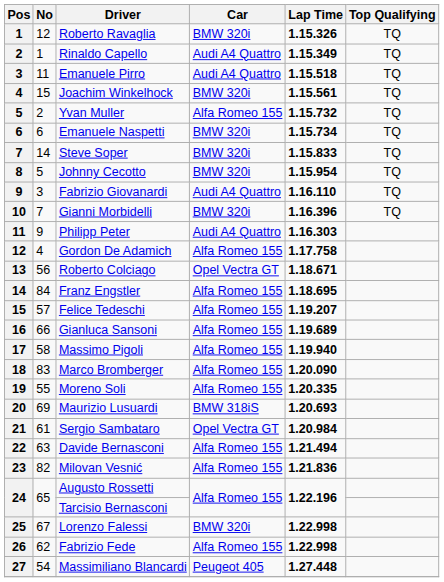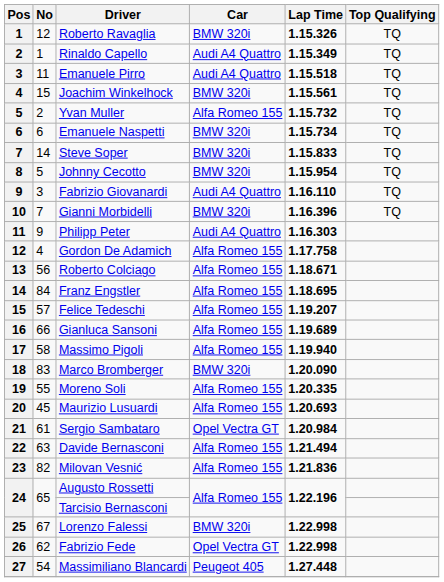(236, 270) Opel Vectra GT -> (238, 270) Alfa Romeo 155
(238, 369) Alfa Romeo 155 -> (222, 369) BMW 320i
(43, 408) 69 -> (43, 408) 45
(226, 408) BMW 318iS -> (238, 408) Alfa Romeo 155
(238, 546) Alfa Romeo 155 -> (236, 546) Opel Vectra GT
